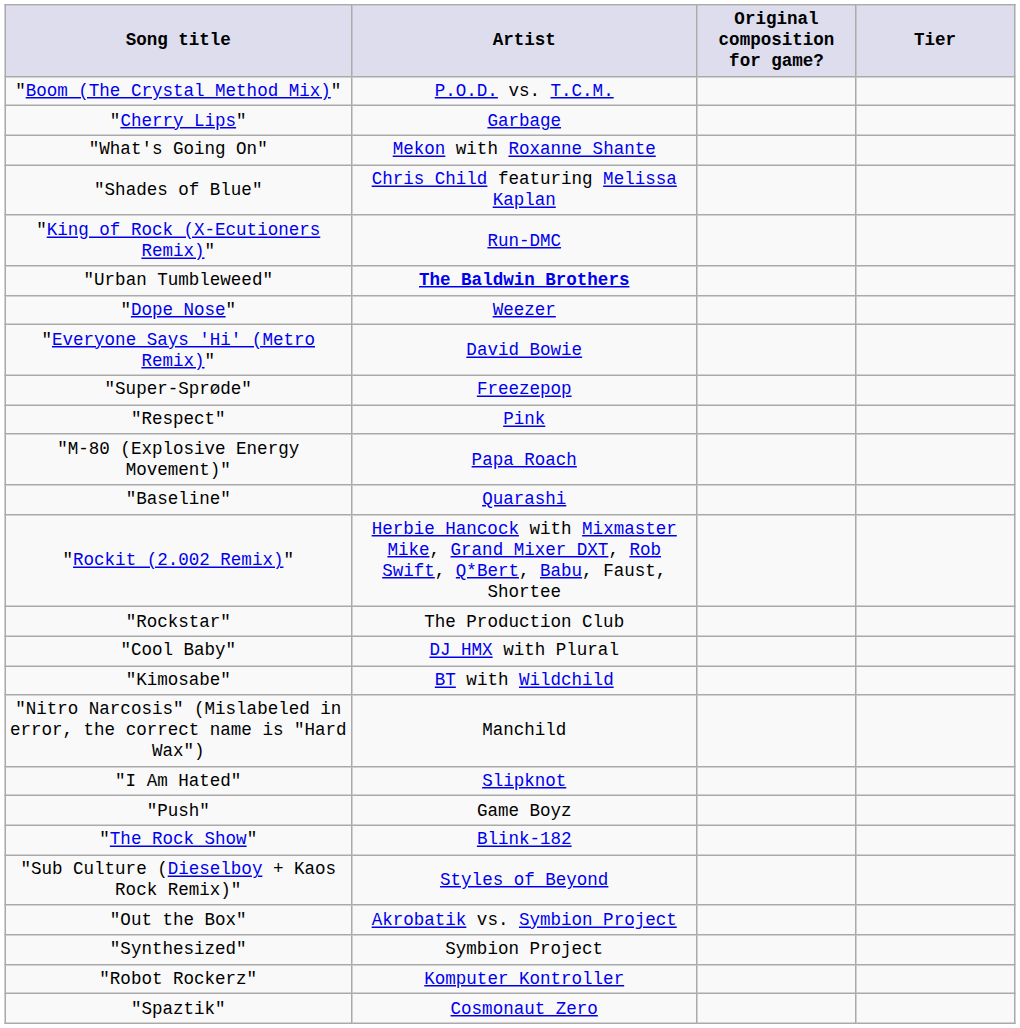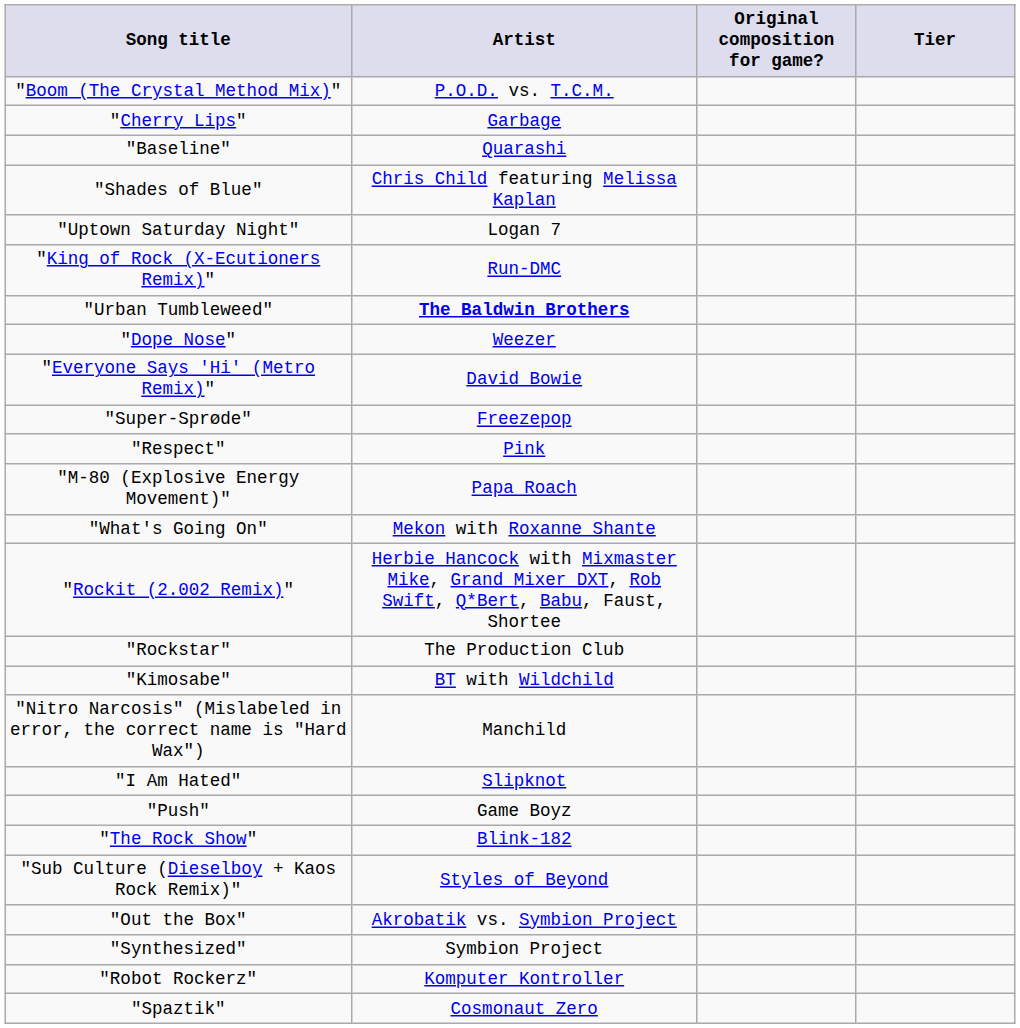rows swapped: (178, 499) <-> (178, 150)
+ row: (178, 230)
- row: (178, 651)
